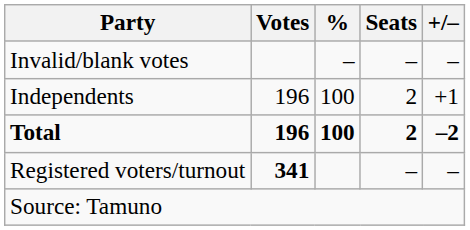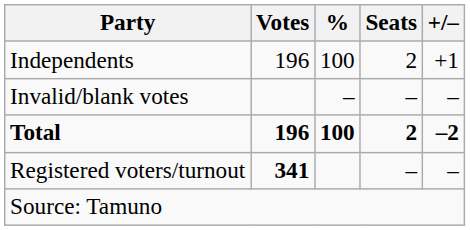rows swapped: (72, 96) <-> (99, 59)
